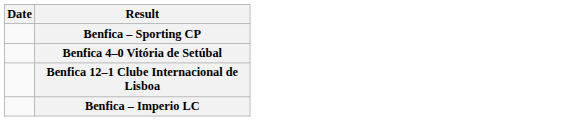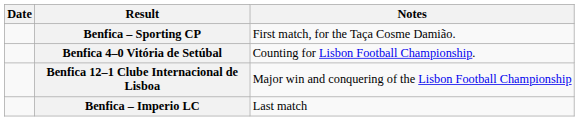+ column: (412, 14)
